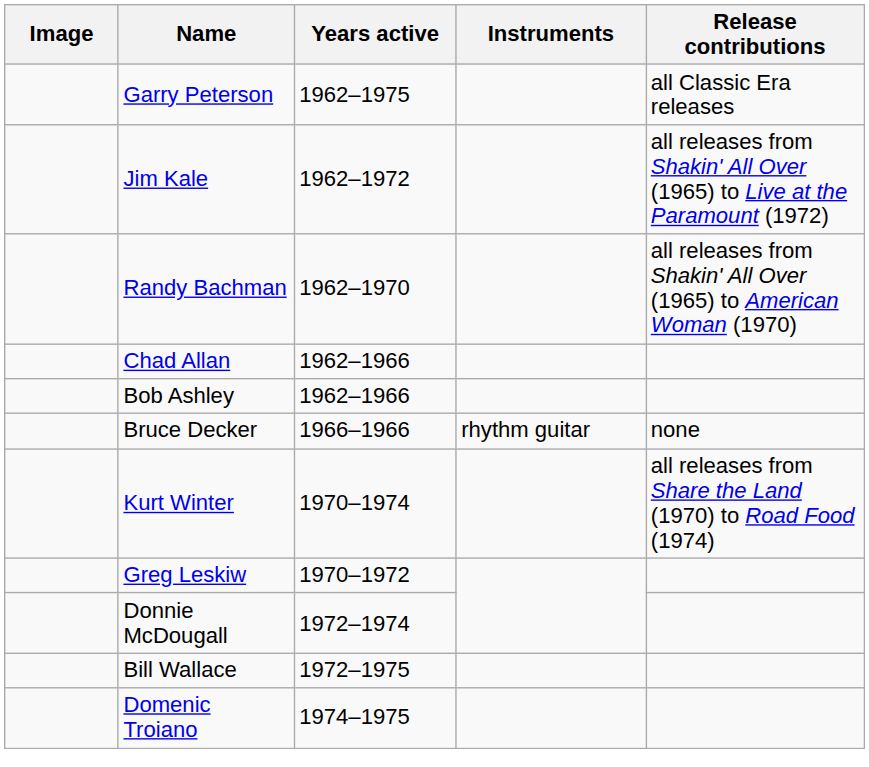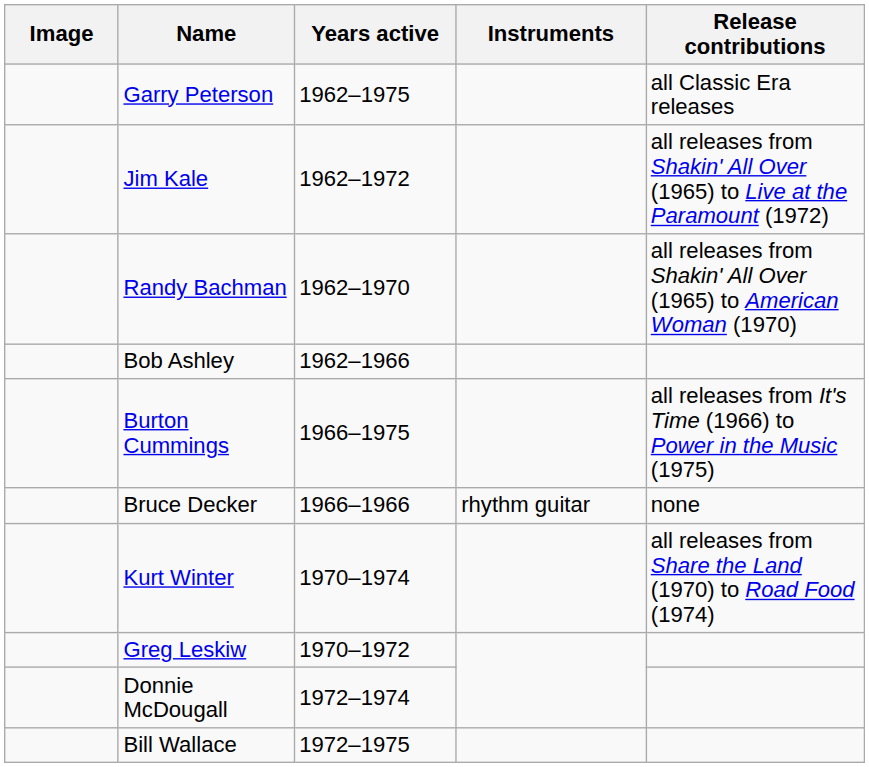- row: (177, 360)
+ row: (176, 433)
- row: (167, 717)
